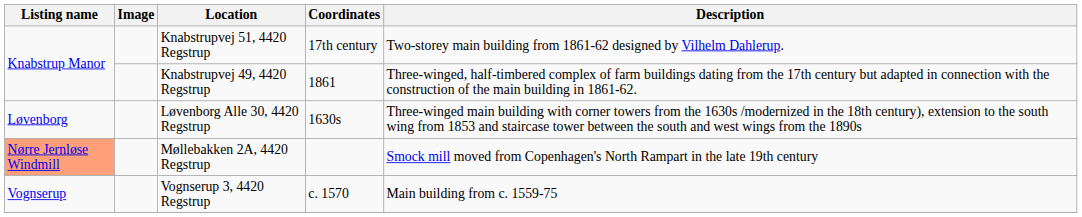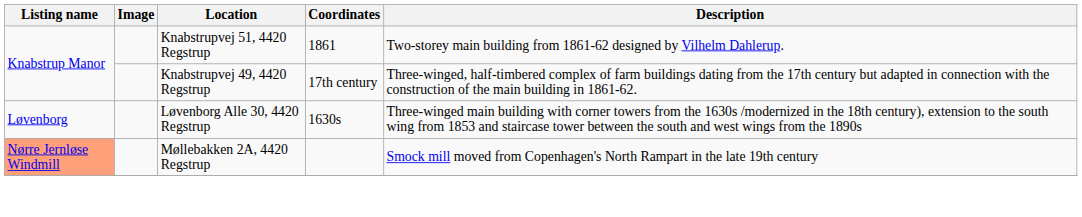(343, 44) 17th century -> (322, 44) 1861
(322, 82) 1861 -> (343, 82) 17th century
- row: (212, 194)
